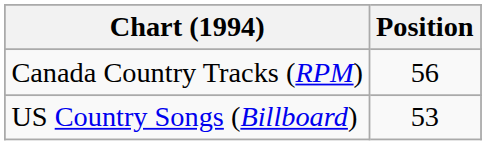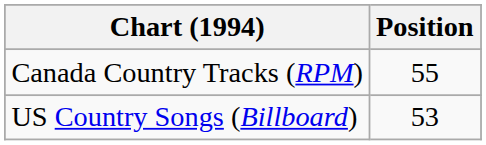(425, 71) 56 -> (425, 71) 55
